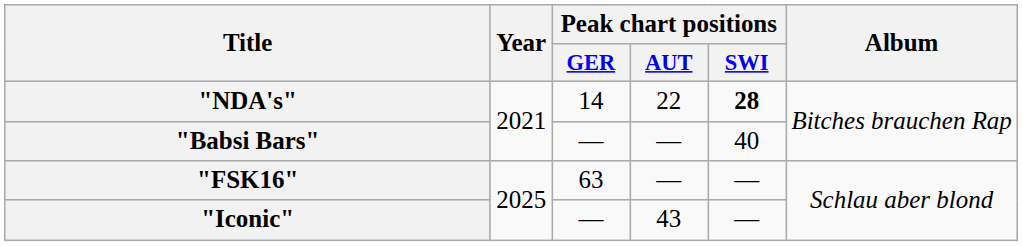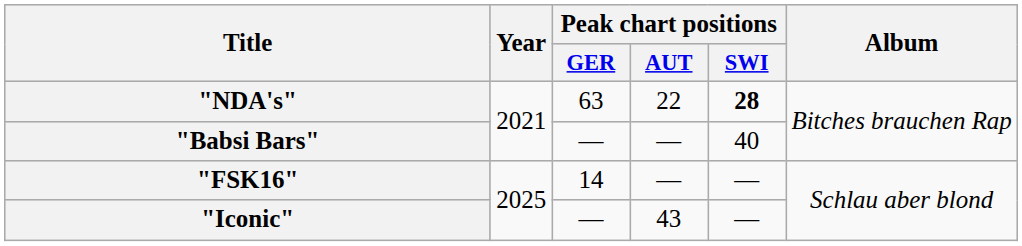(591, 100) 14 -> (591, 100) 63
(591, 180) 63 -> (591, 180) 14
